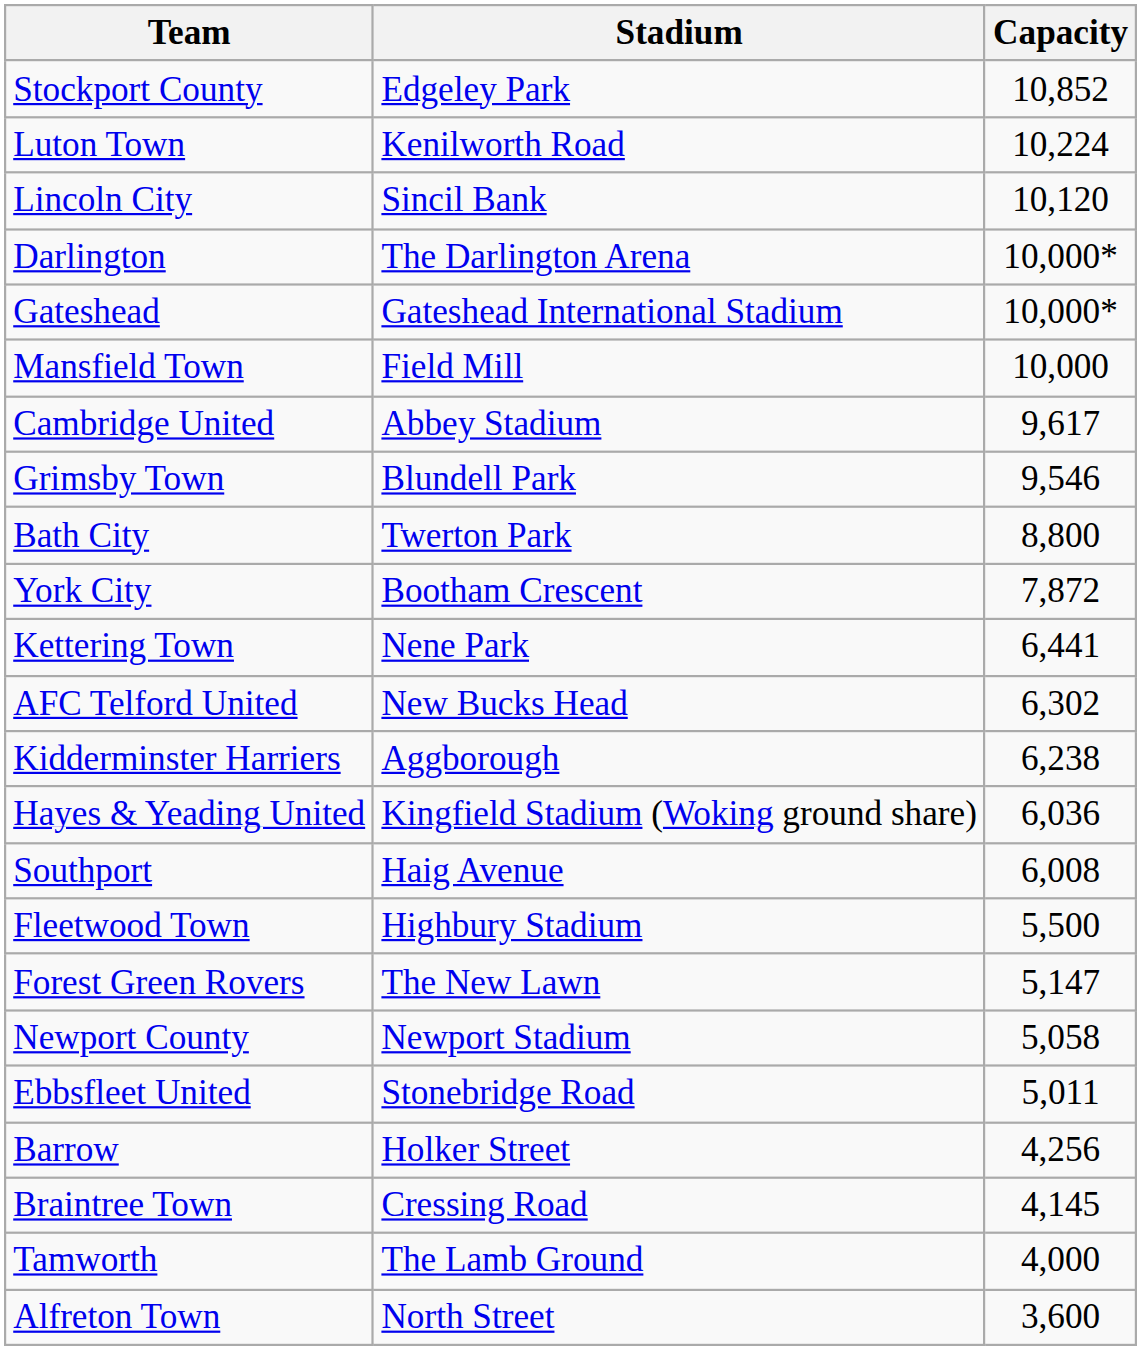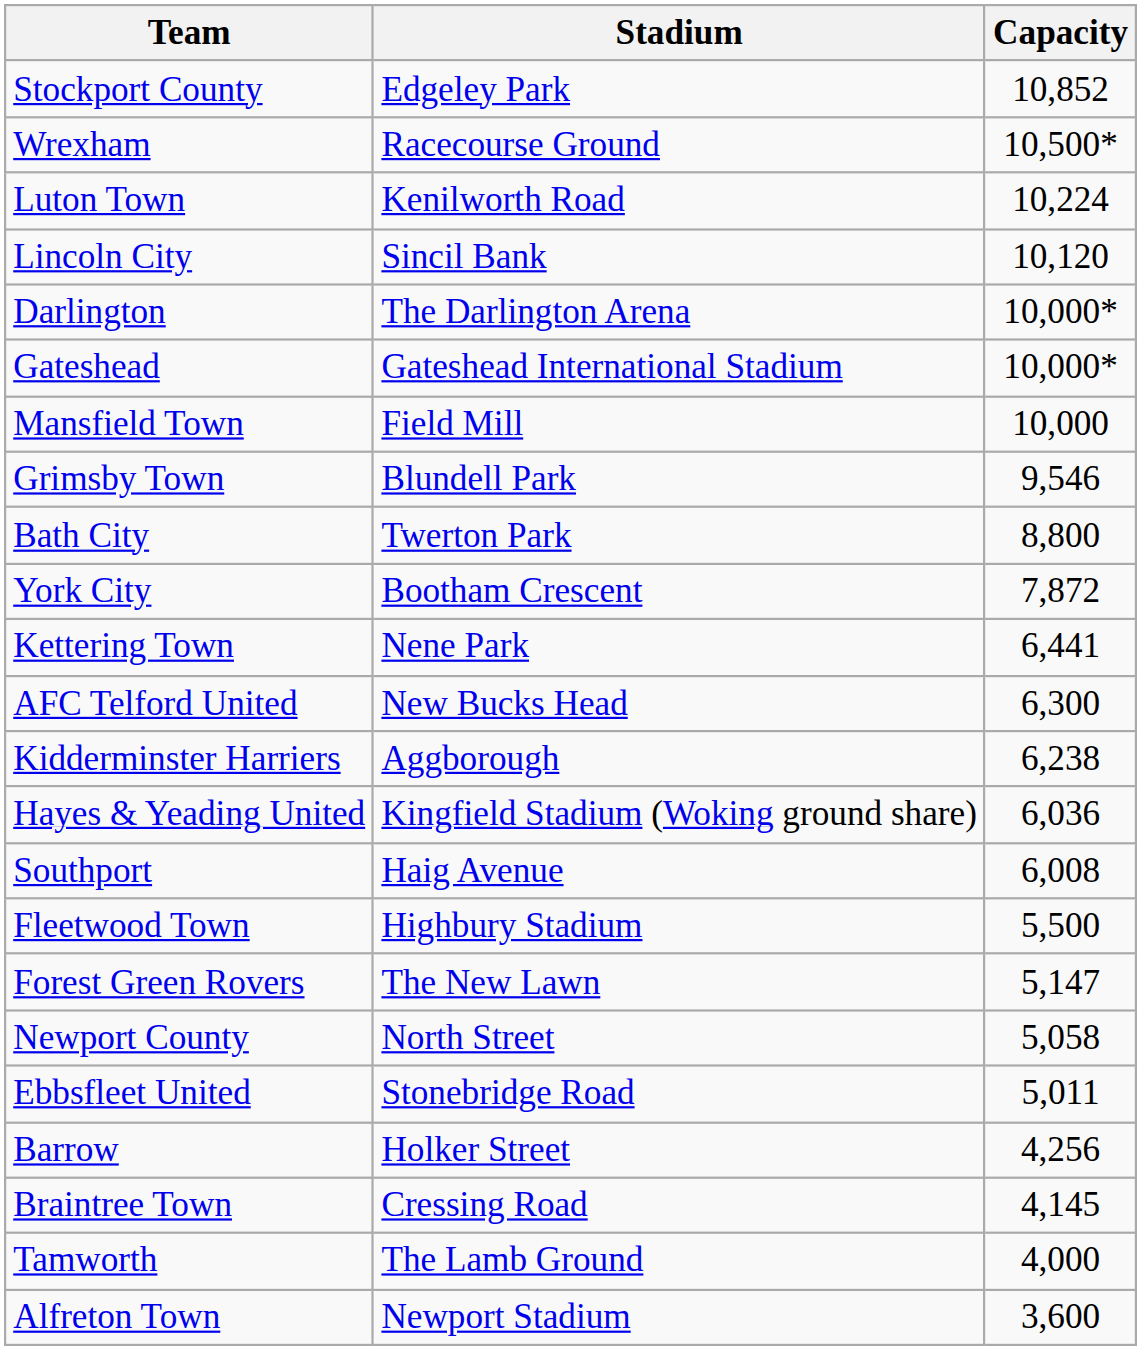+ row: (82, 144)
- row: (144, 423)
(1061, 702) 6,302 -> (1061, 702) 6,300
(506, 1037) Newport Stadium -> (468, 1037) North Street
(468, 1316) North Street -> (506, 1316) Newport Stadium
